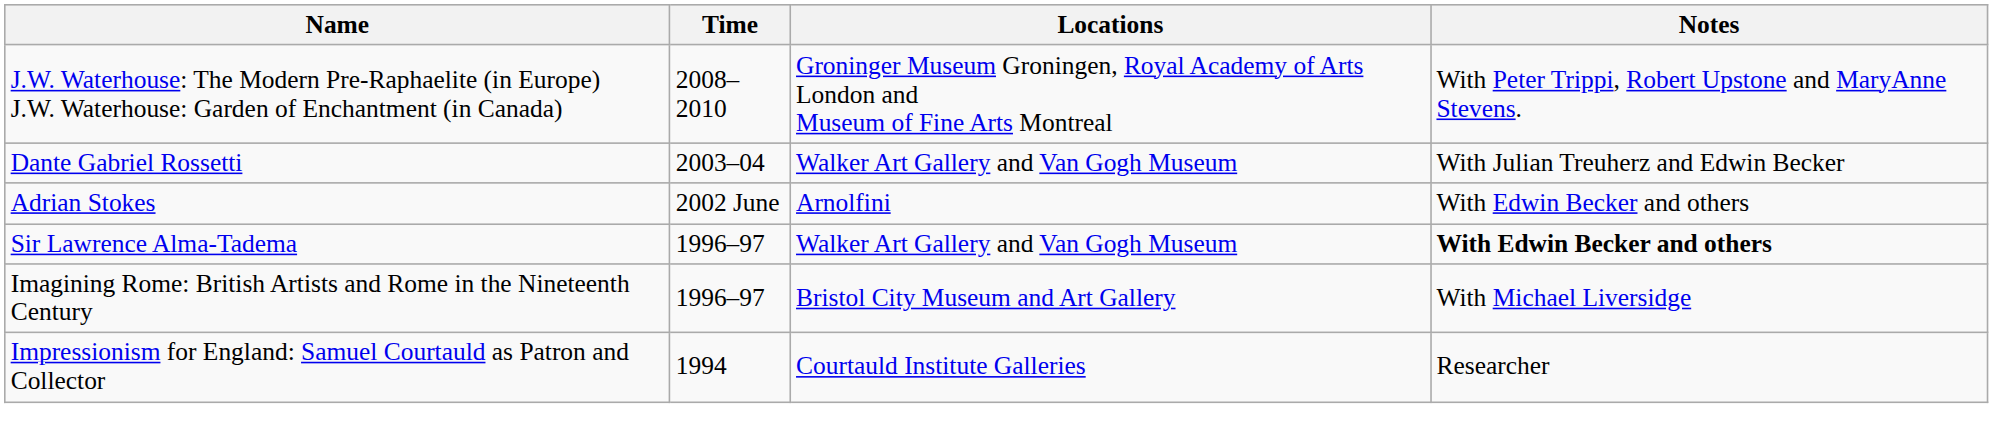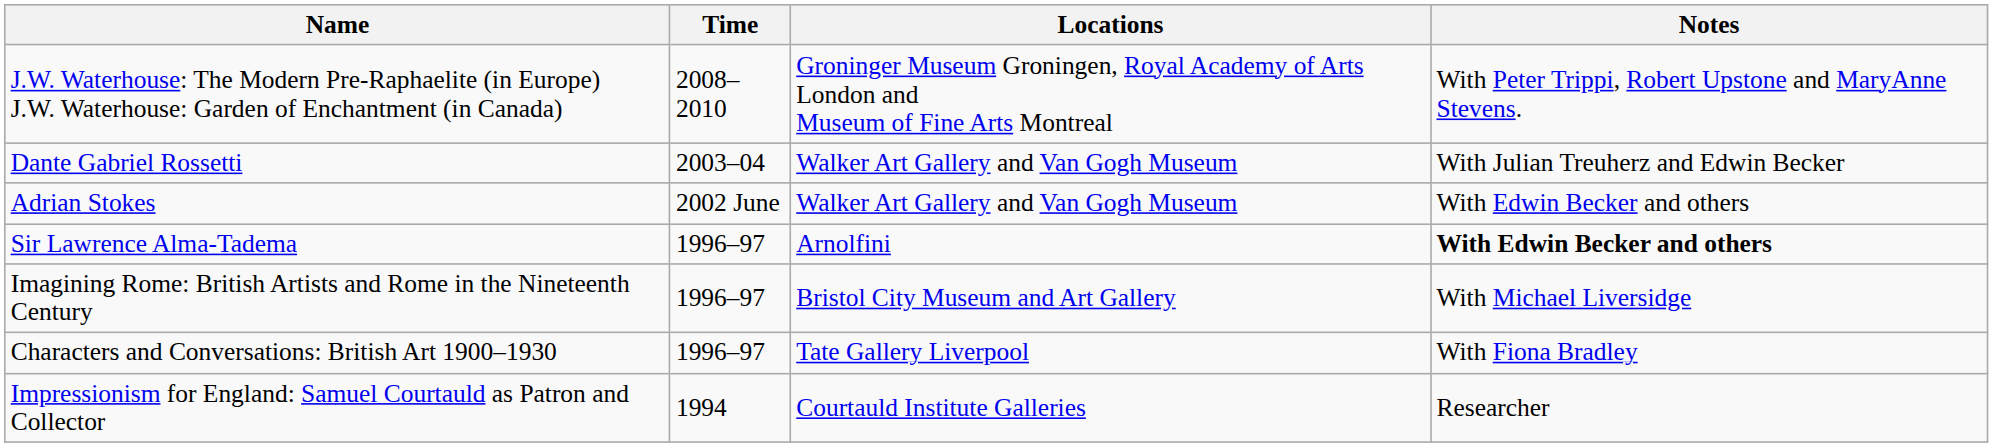(843, 202) Arnolfini -> (1017, 202) Walker Art Gallery and Van Gogh Museum
(1017, 243) Walker Art Gallery and Van Gogh Museum -> (844, 243) Arnolfini
+ row: (284, 352)
